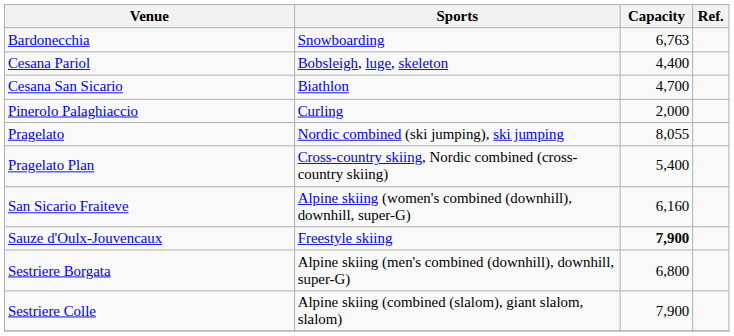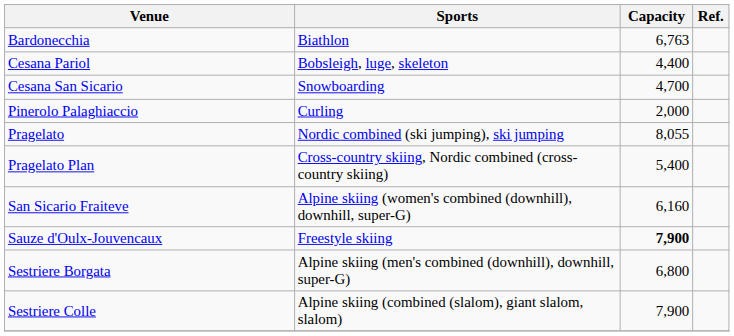(341, 39) Snowboarding -> (323, 39) Biathlon
(323, 87) Biathlon -> (341, 87) Snowboarding
